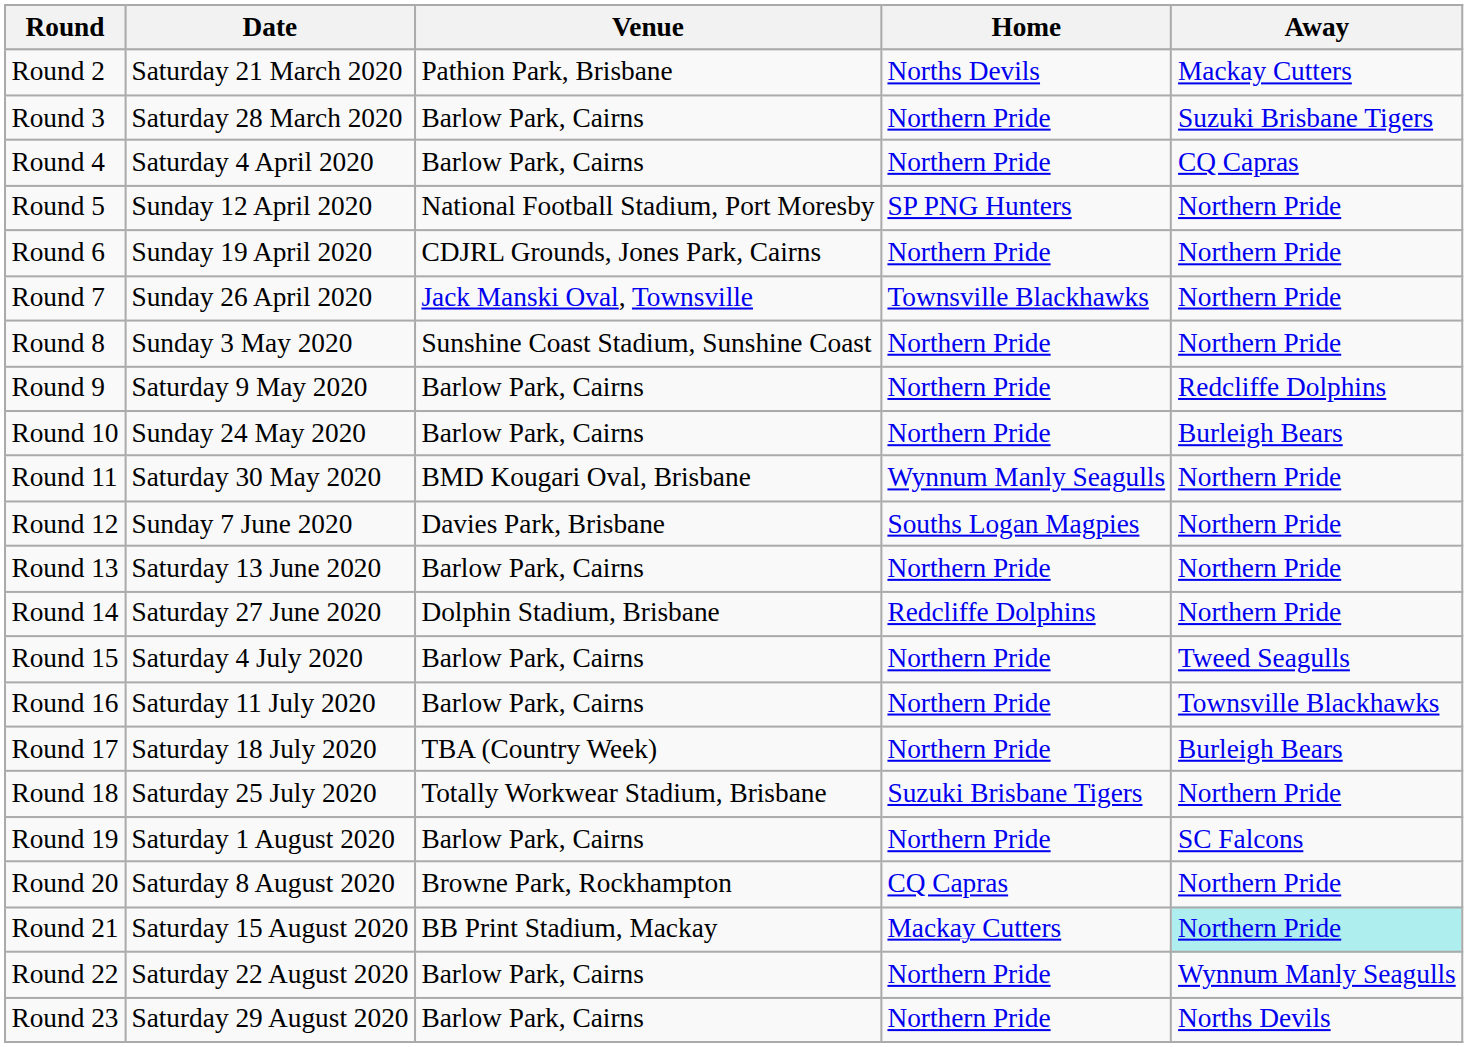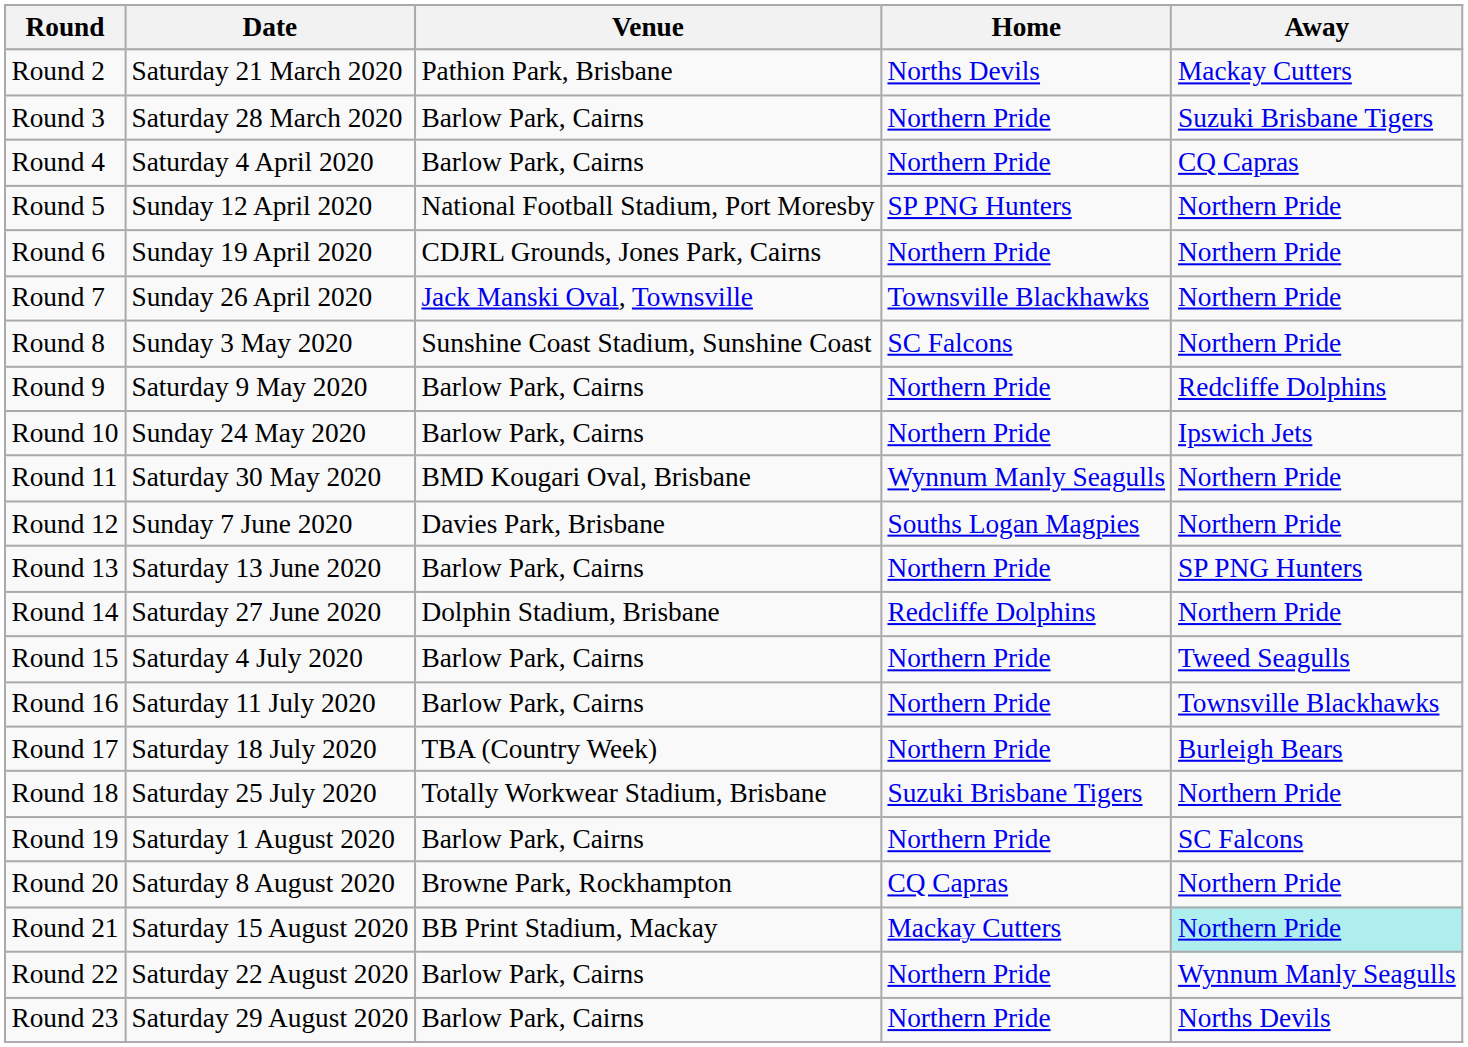(969, 342) Northern Pride -> (950, 342) SC Falcons
(1260, 432) Burleigh Bears -> (1245, 432) Ipswich Jets
(1260, 567) Northern Pride -> (1270, 567) SP PNG Hunters
